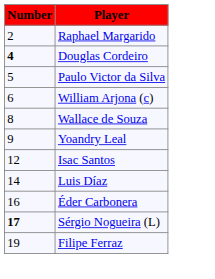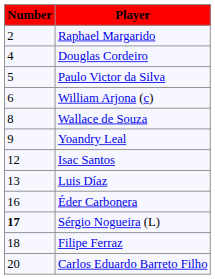(10, 56) bold -> (10, 56) normal
(14, 180) 14 -> (14, 180) 13
(14, 243) 19 -> (14, 243) 18
+ row: (133, 263)
